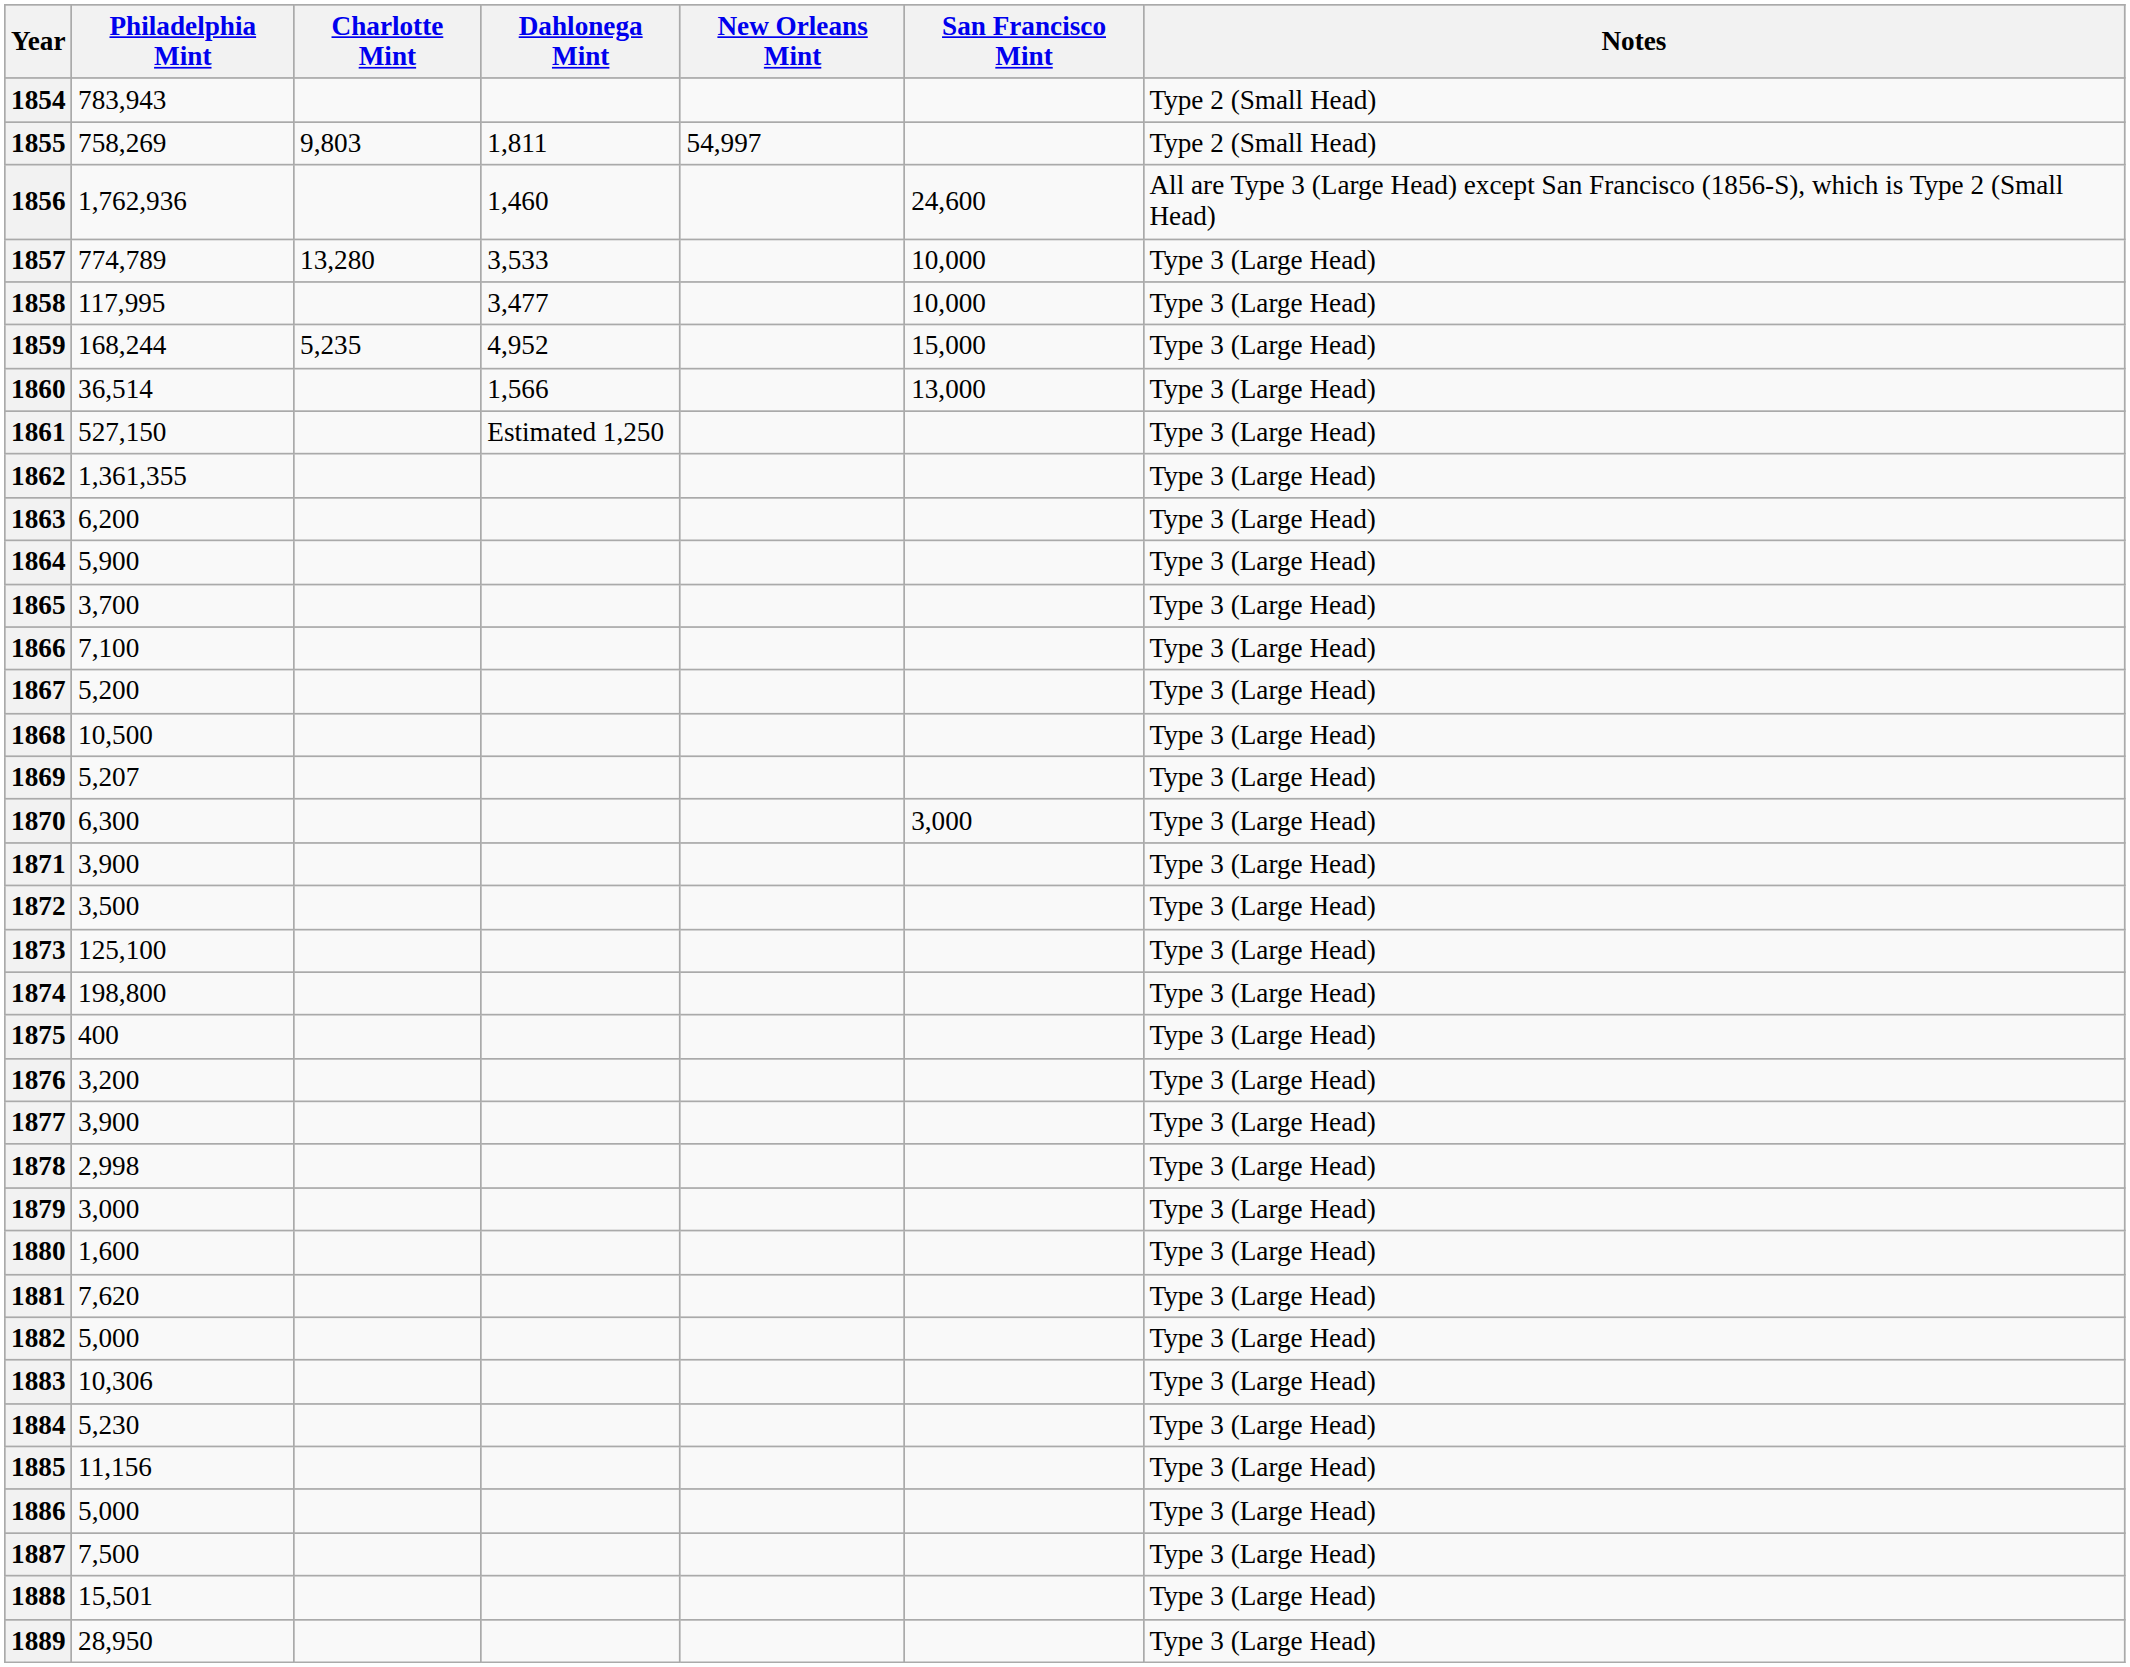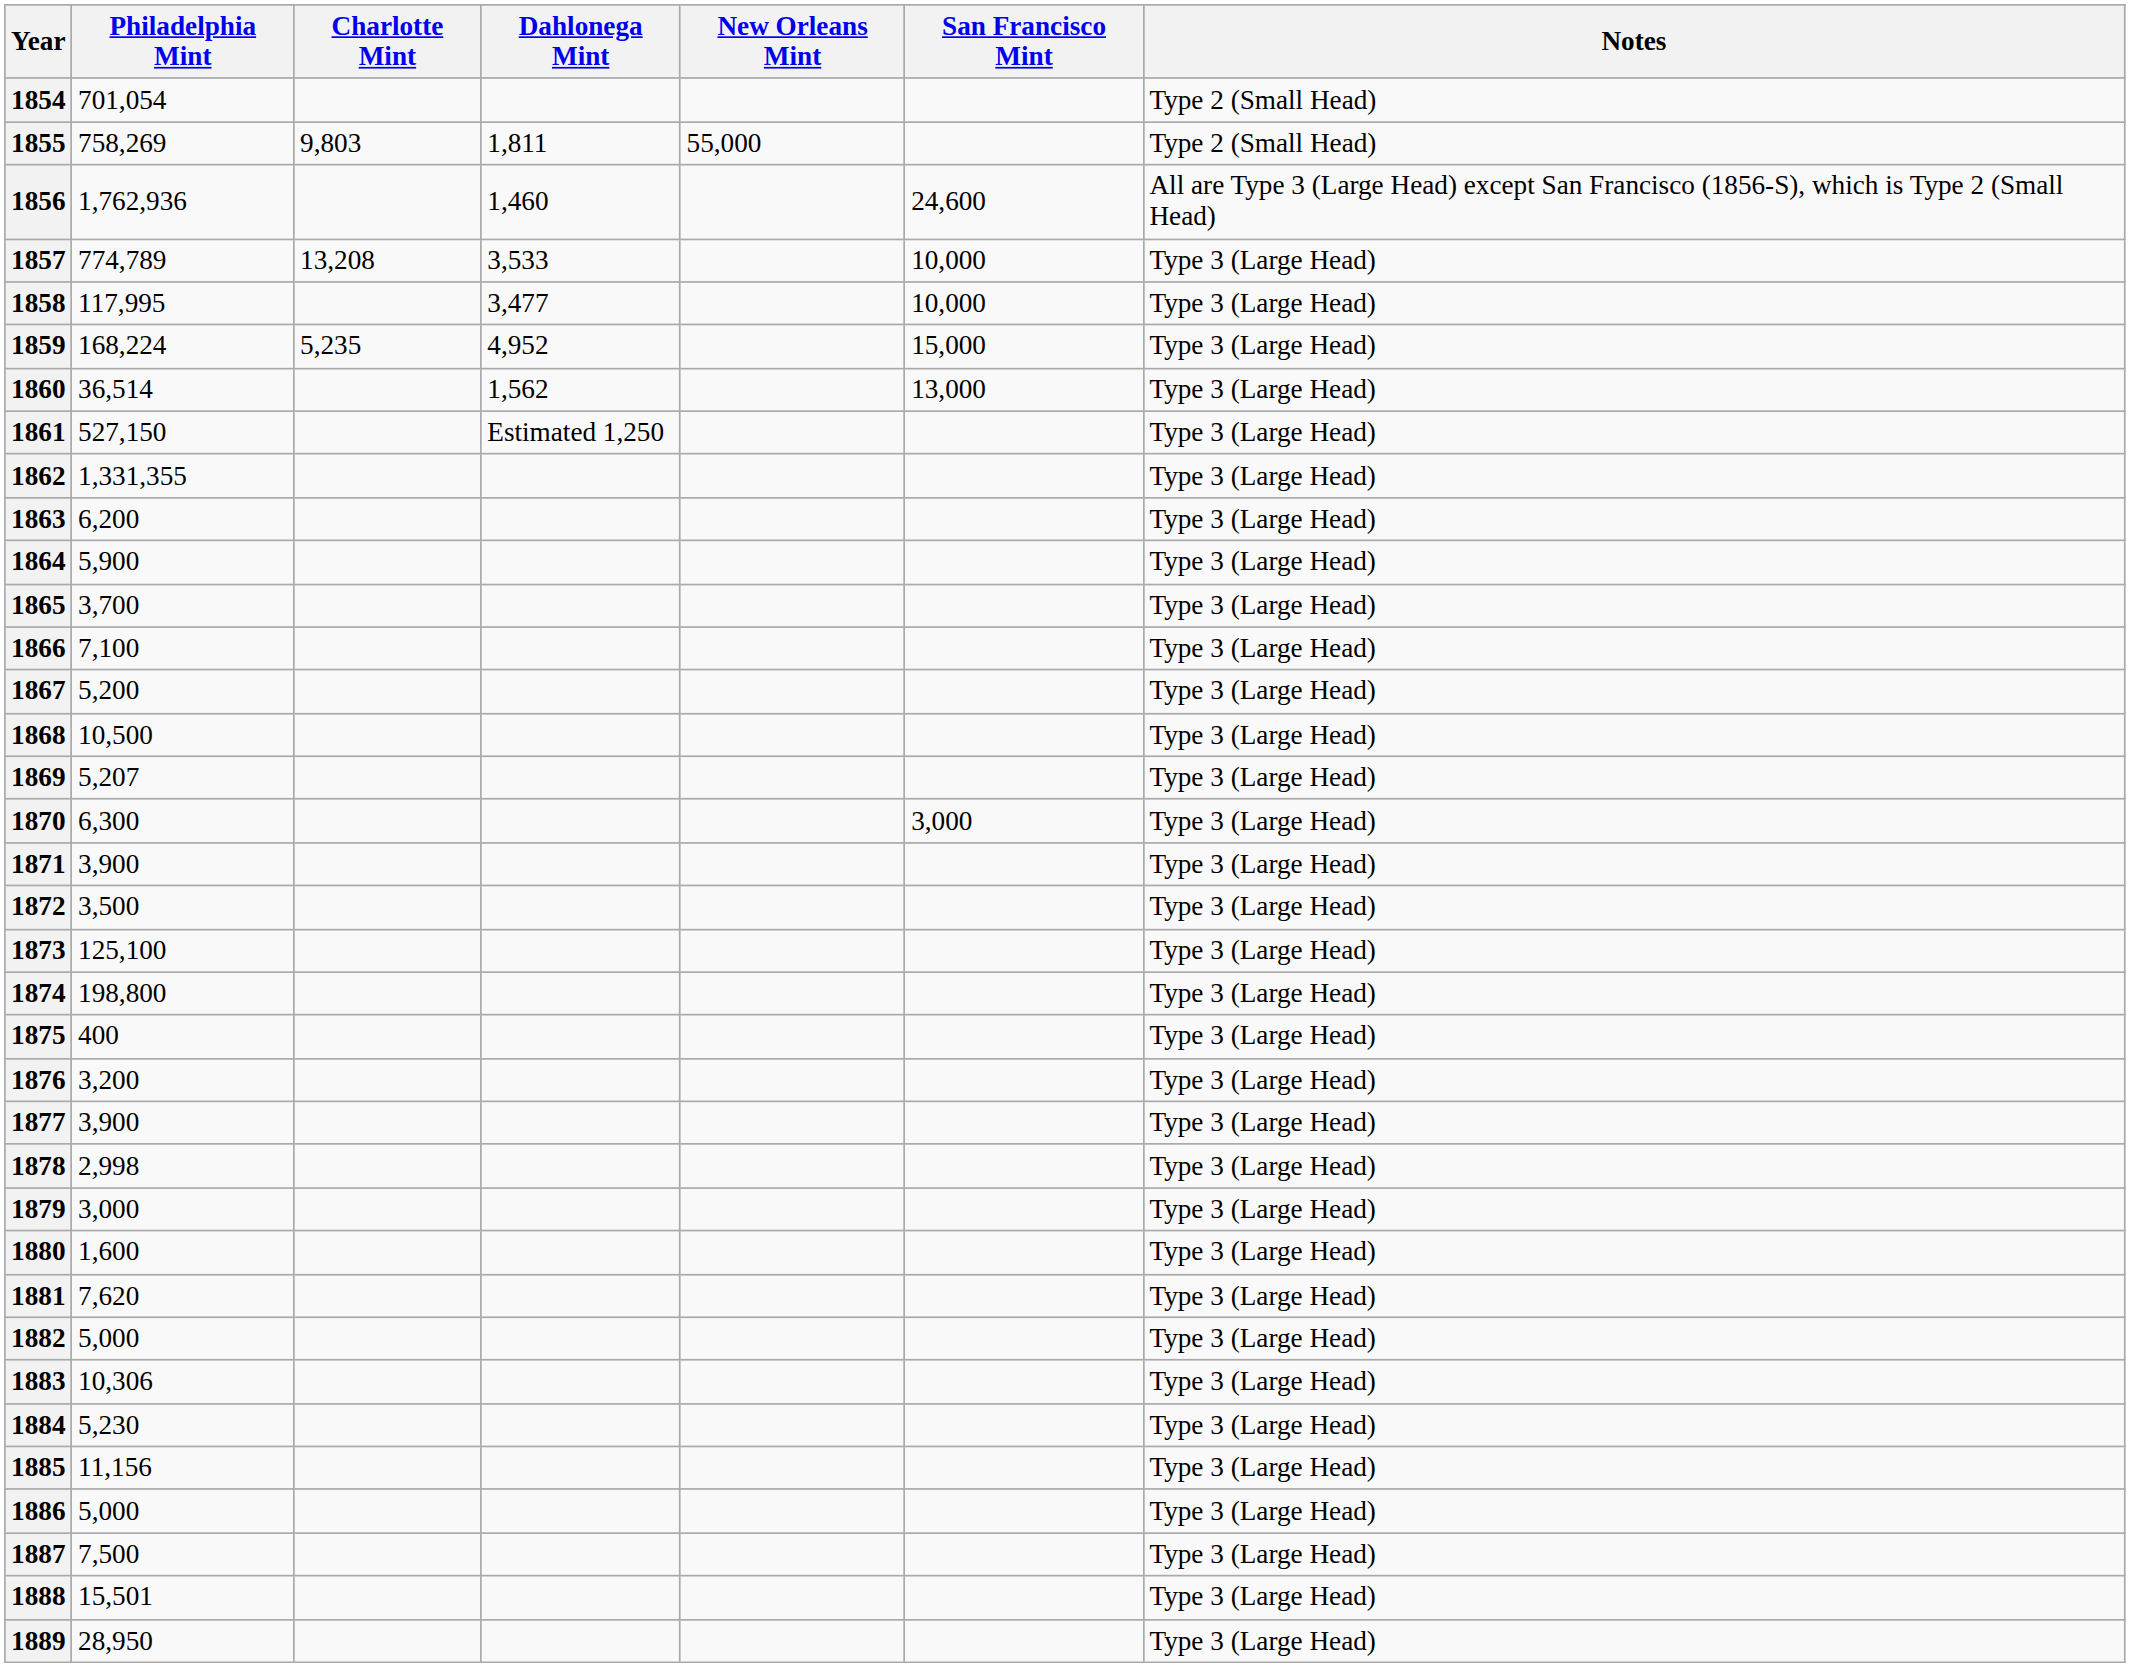(122, 99) 783,943 -> (122, 99) 701,054
(724, 142) 54,997 -> (724, 142) 55,000
(337, 259) 13,280 -> (337, 259) 13,208
(122, 346) 168,244 -> (122, 346) 168,224
(518, 389) 1,566 -> (518, 389) 1,562
(132, 475) 1,361,355 -> (132, 475) 1,331,355
